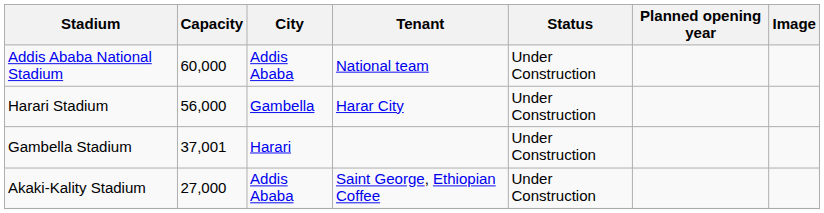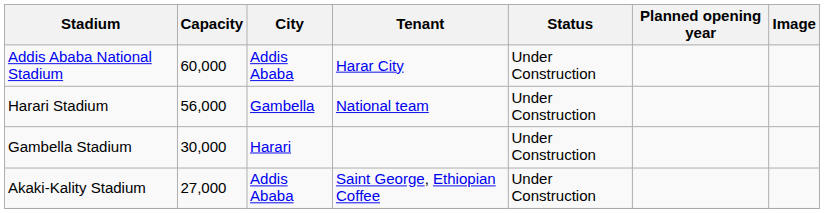(382, 65) National team -> (370, 65) Harar City
(370, 106) Harar City -> (382, 106) National team
(203, 147) 37,001 -> (203, 147) 30,000
